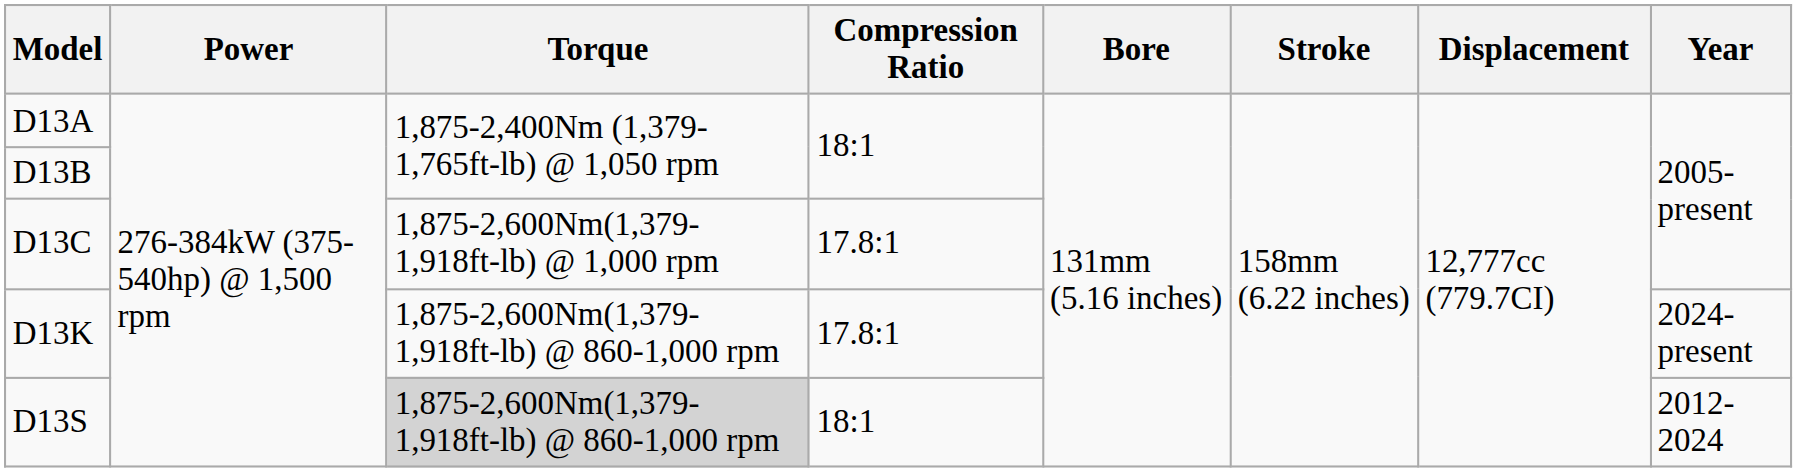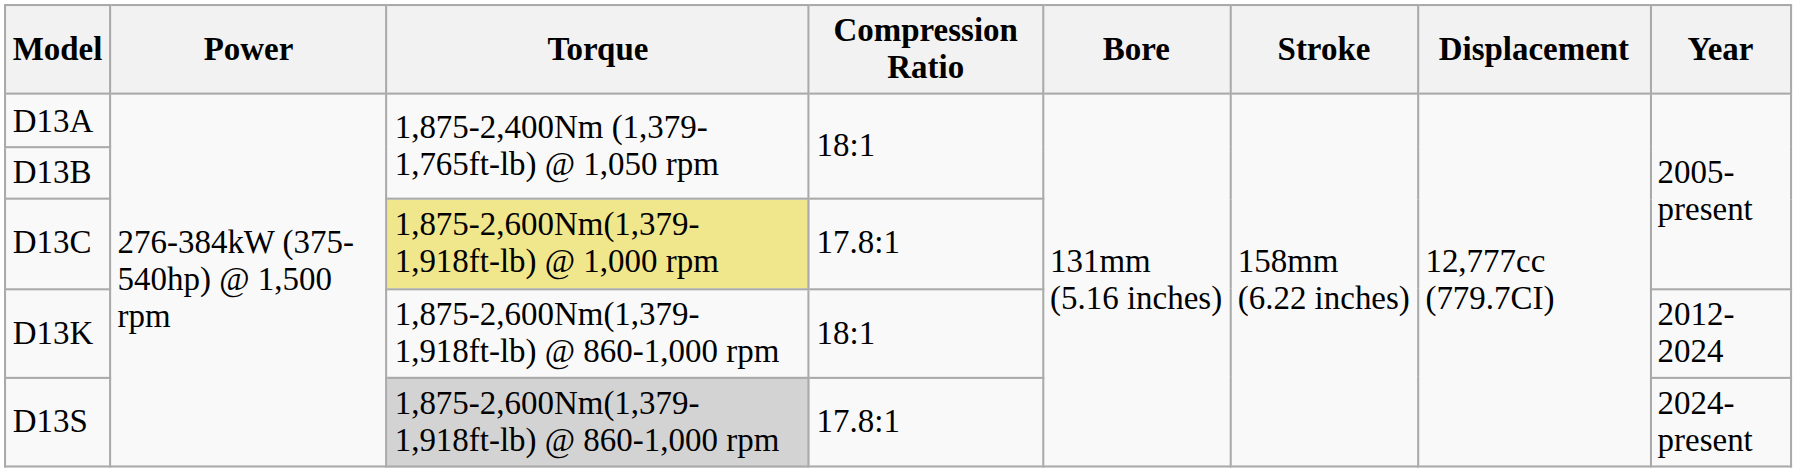(557, 243) no background -> (557, 243) khaki background
(858, 332) 17.8:1 -> (846, 332) 18:1
(1705, 332) 2024-present -> (1696, 332) 2012-2024
(846, 421) 18:1 -> (858, 421) 17.8:1
(1696, 421) 2012-2024 -> (1705, 421) 2024-present
